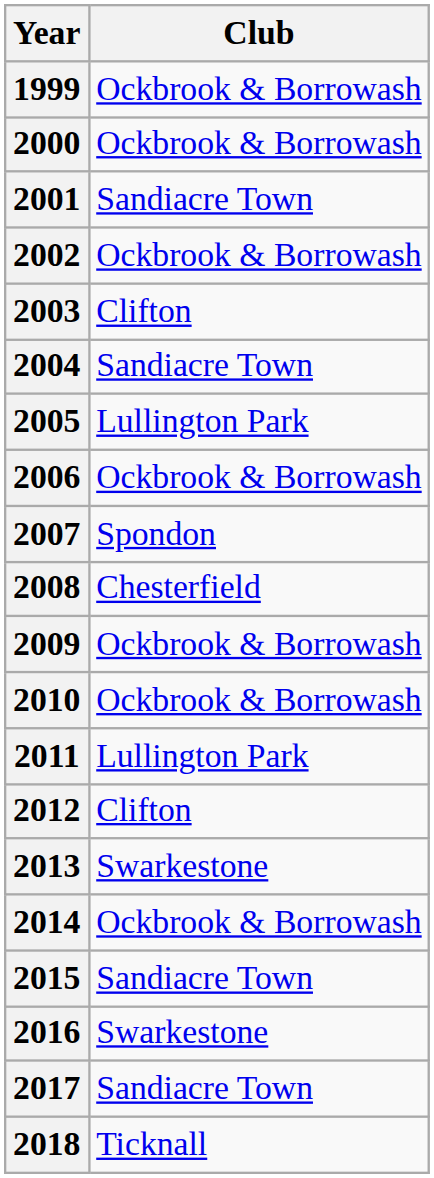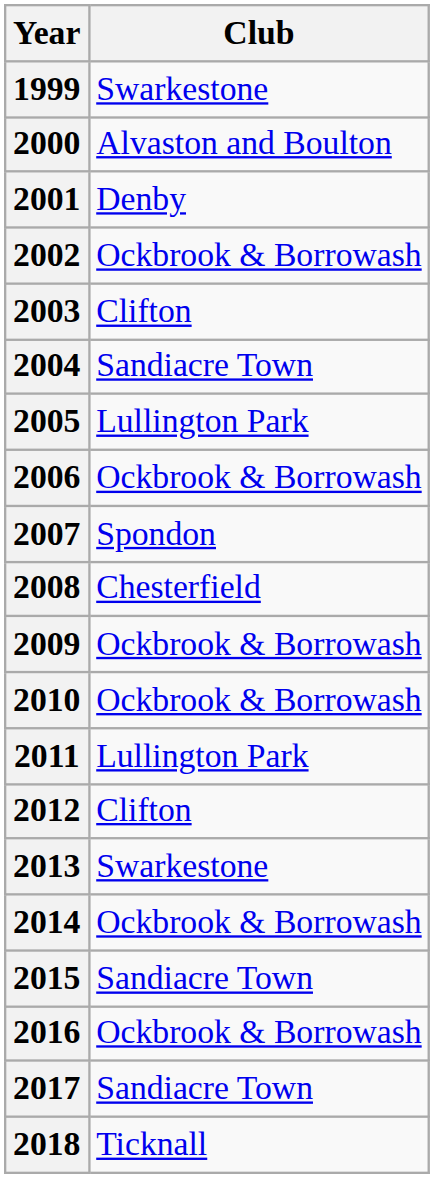(259, 88) Ockbrook & Borrowash -> (182, 88) Swarkestone
(259, 143) Ockbrook & Borrowash -> (244, 143) Alvaston and Boulton
(205, 199) Sandiacre Town -> (141, 199) Denby
(182, 1033) Swarkestone -> (259, 1033) Ockbrook & Borrowash
